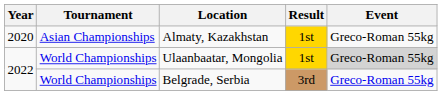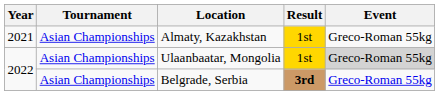(21, 37) 2020 -> (21, 37) 2021
(98, 58) World Championships -> (97, 58) Asian Championships
(98, 80) World Championships -> (97, 80) Asian Championships
(306, 80) normal -> (305, 80) bold
